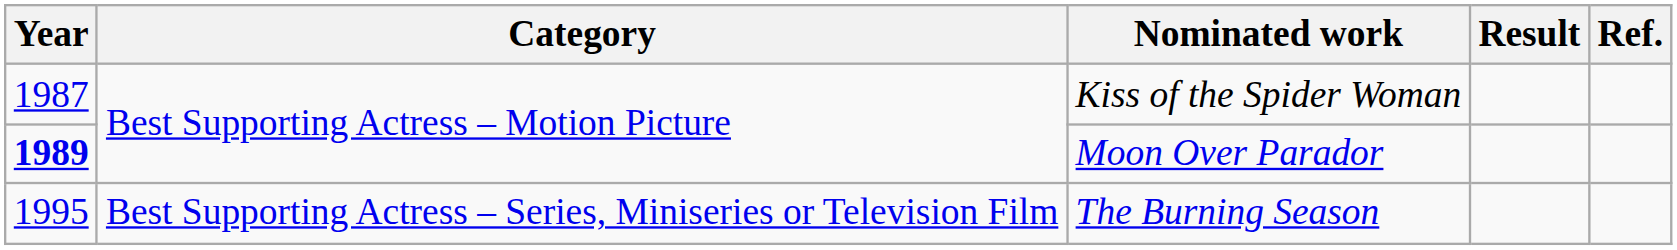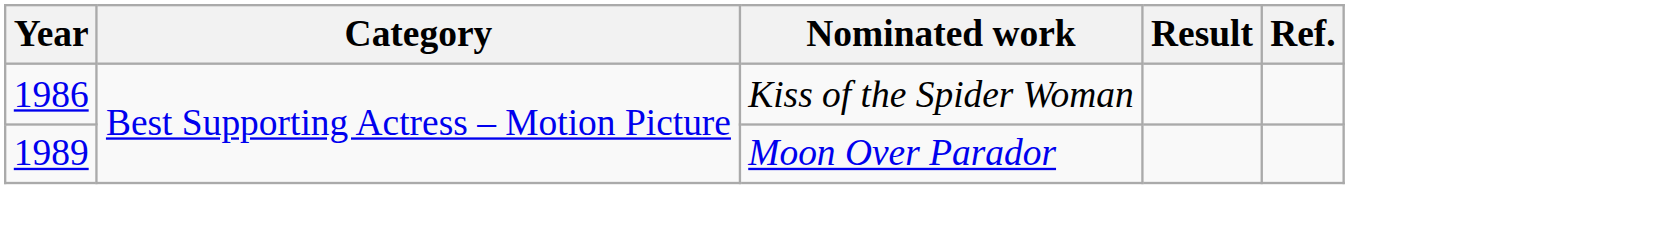(51, 93) 1987 -> (51, 93) 1986
(51, 152) bold -> (51, 152) normal
- row: (1227, 212)
